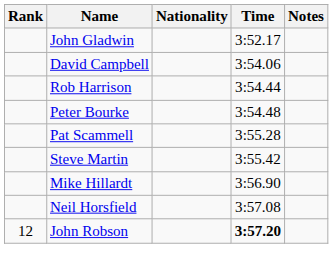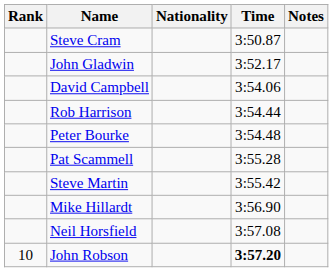+ row: (85, 40)
(25, 231) 12 -> (25, 254) 10
